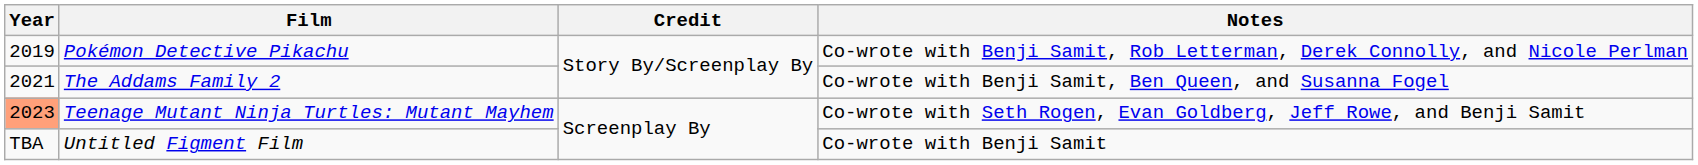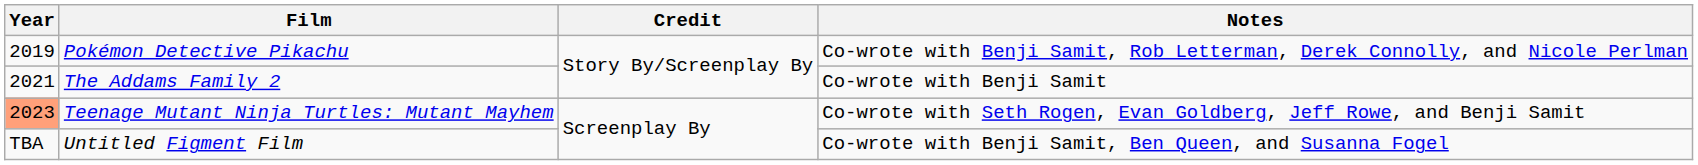(1136, 82) Co-wrote with Benji Samit, Ben Queen, and Susanna Fogel -> (965, 82) Co-wrote with Benji Samit
(965, 144) Co-wrote with Benji Samit -> (1136, 144) Co-wrote with Benji Samit, Ben Queen, and Susanna Fogel
